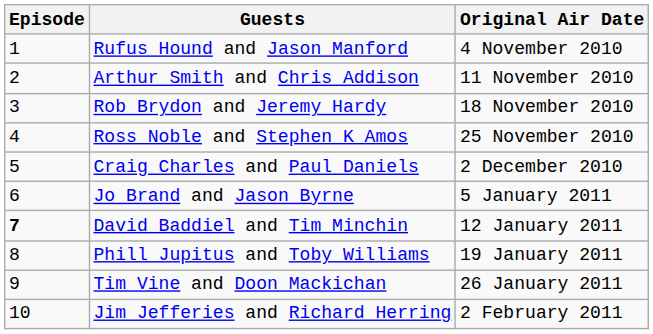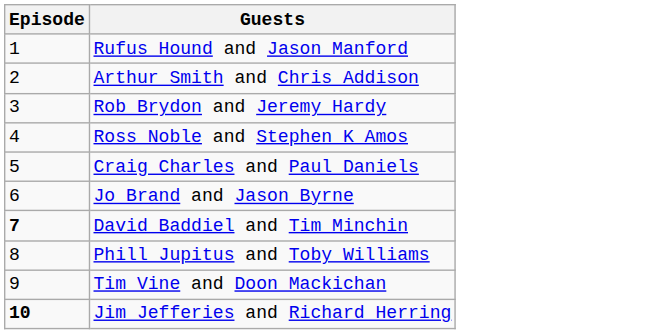- column: (552, 19)
(20, 314) normal -> (20, 314) bold
